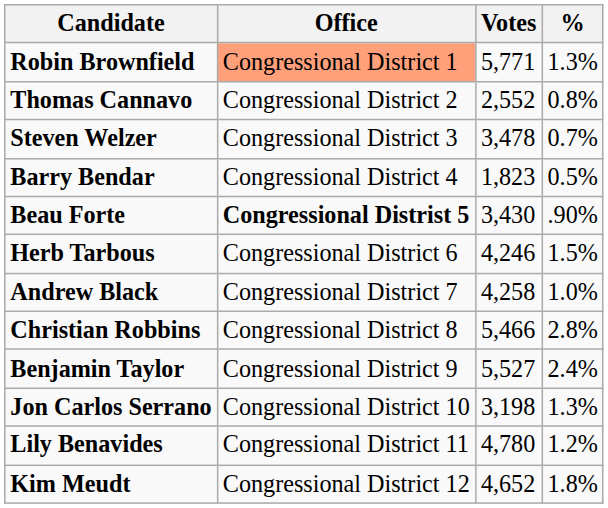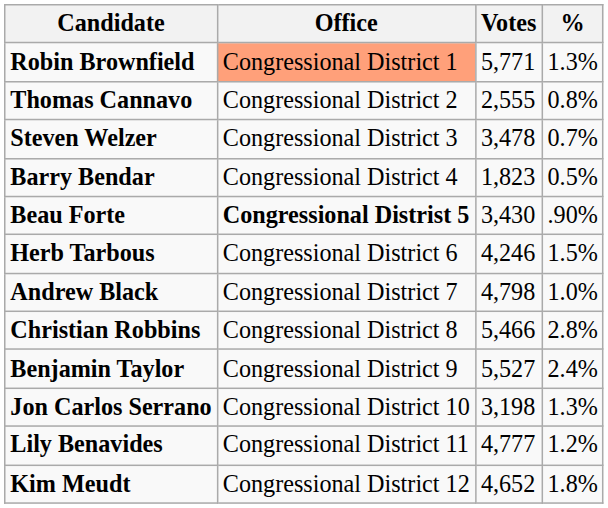(508, 100) 2,552 -> (508, 100) 2,555
(508, 291) 4,258 -> (508, 291) 4,798
(508, 445) 4,780 -> (508, 445) 4,777
